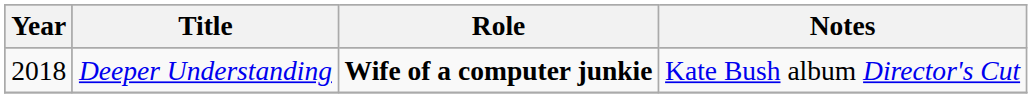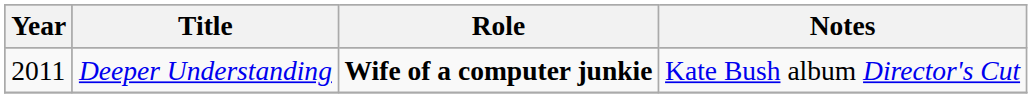(39, 69) 2018 -> (38, 69) 2011
